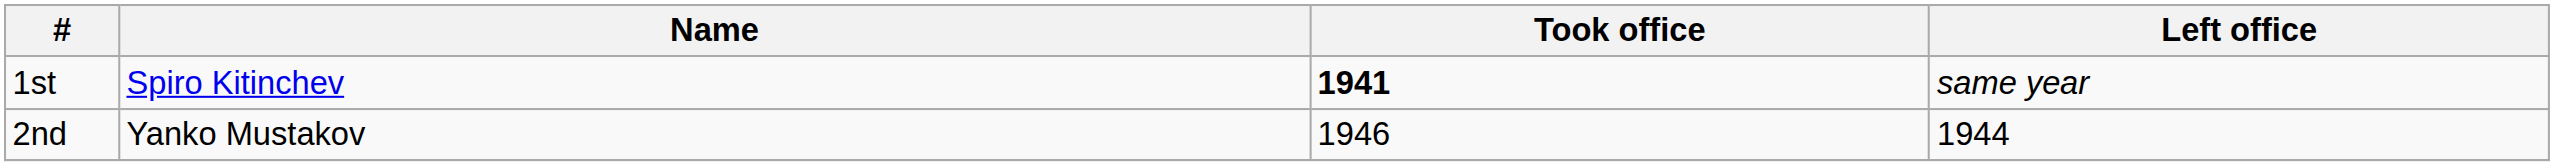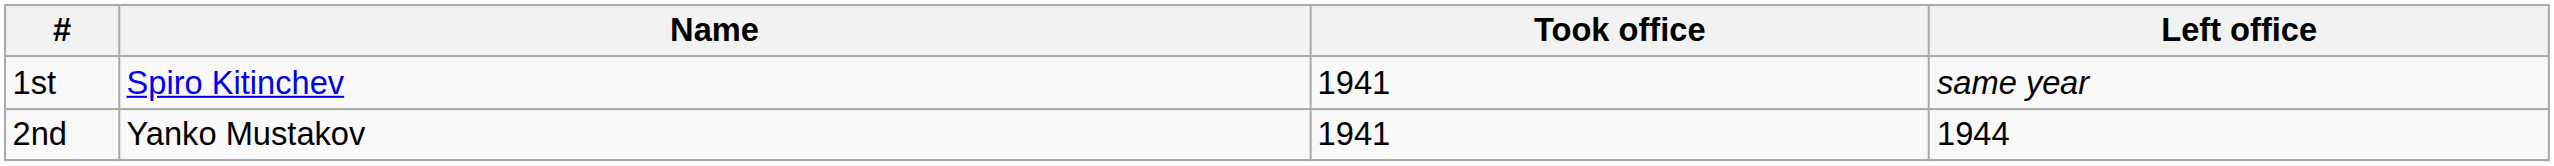(1354, 82) bold -> (1354, 82) normal
(1354, 133) 1946 -> (1354, 133) 1941
